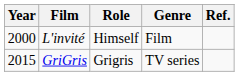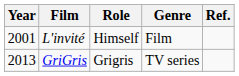(22, 37) 2000 -> (22, 37) 2001
(22, 60) 2015 -> (22, 60) 2013
